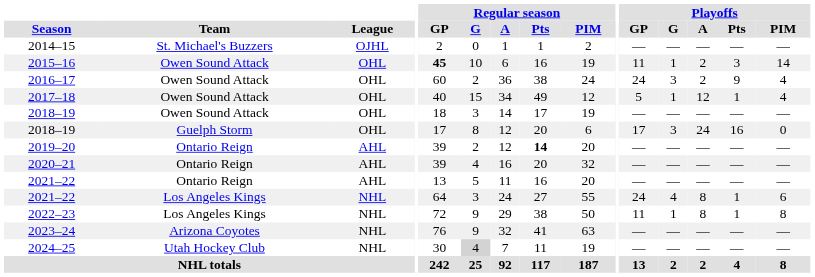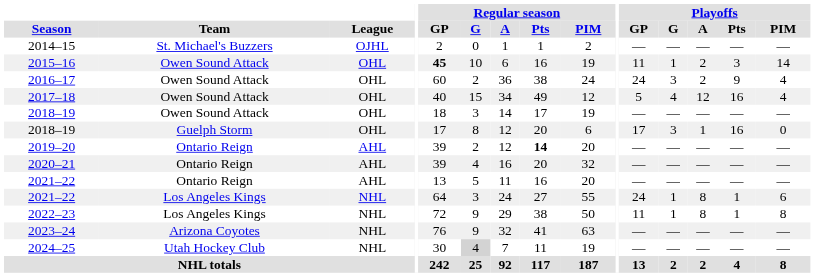(673, 96) 1 -> (673, 96) 4
(737, 96) 1 -> (737, 96) 16
(703, 130) 24 -> (703, 130) 1
(673, 197) 4 -> (673, 197) 1
